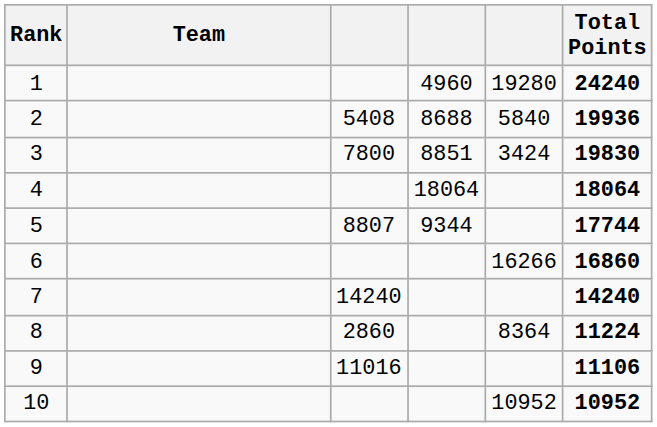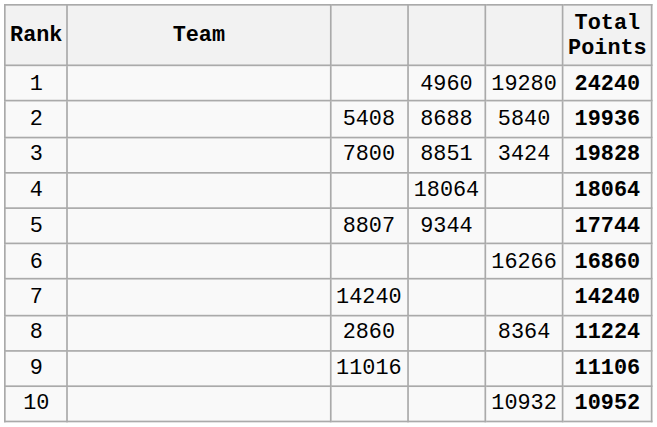(607, 155) 19830 -> (607, 155) 19828
(524, 404) 10952 -> (524, 404) 10932
